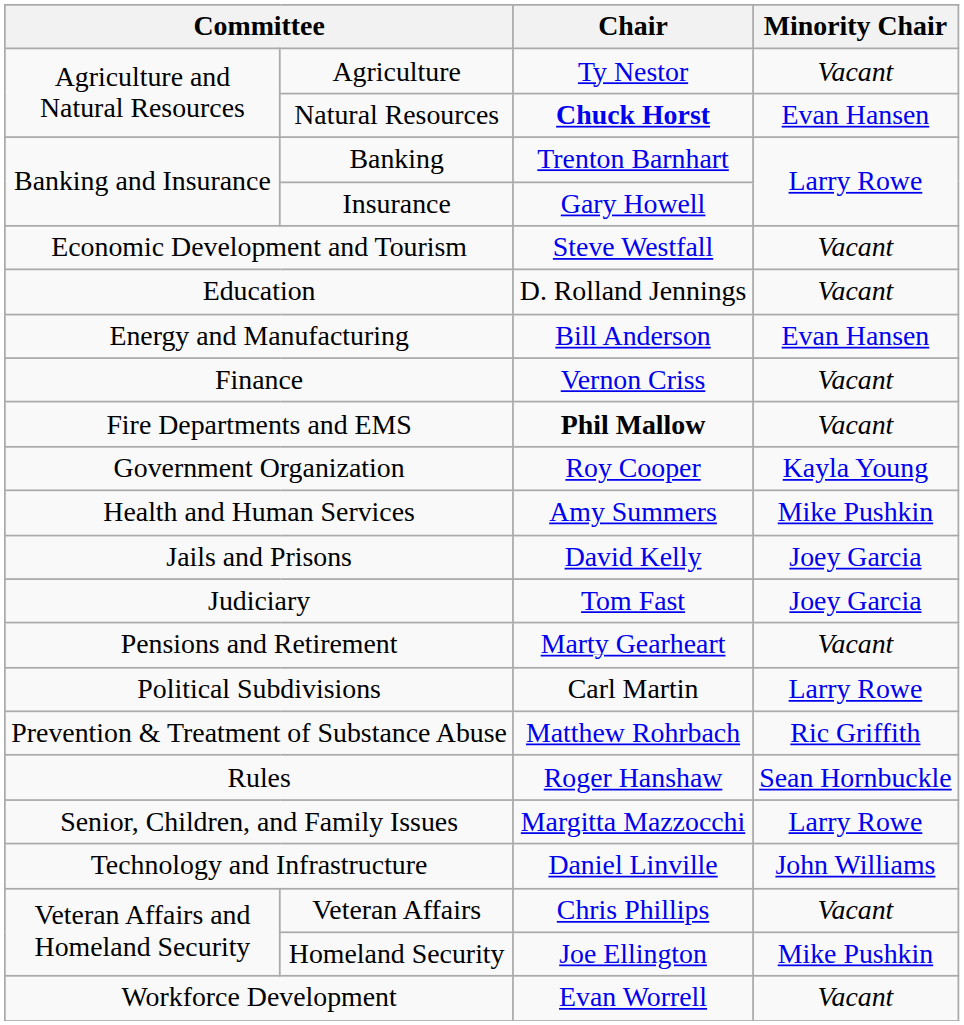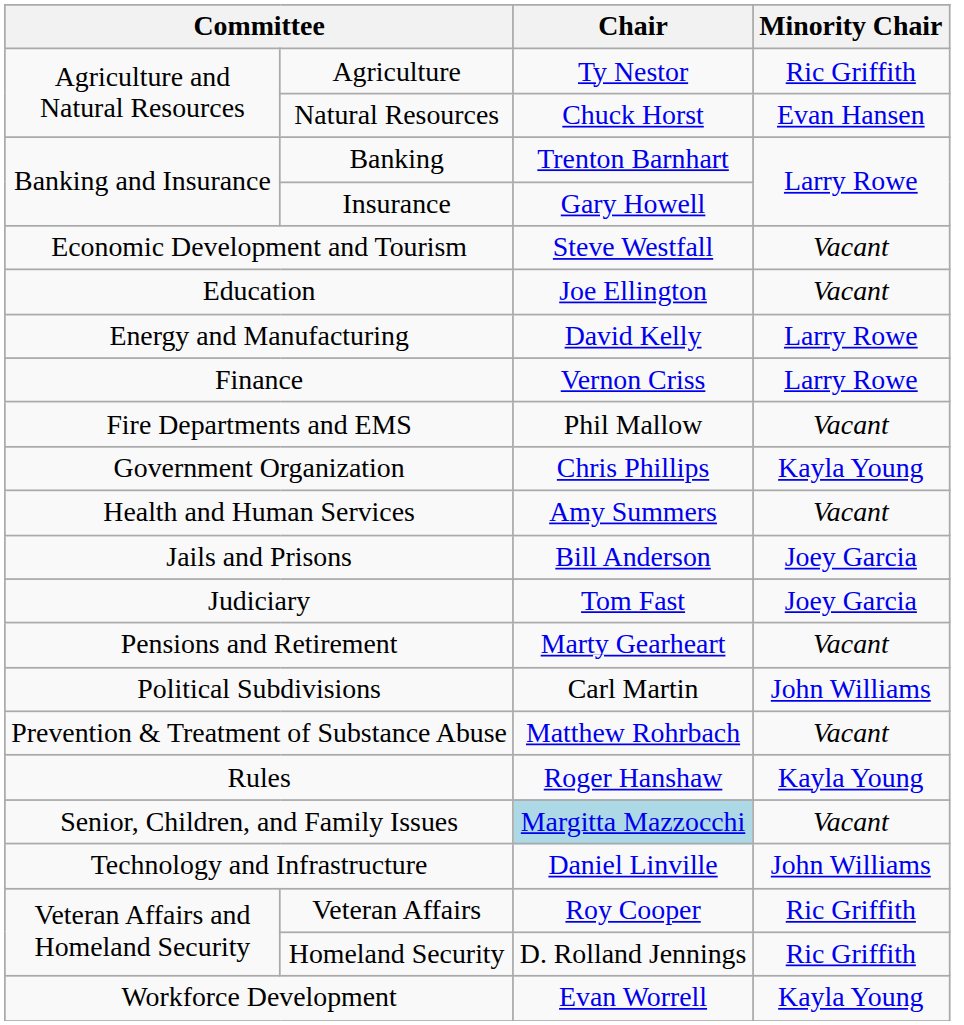(855, 70) Vacant -> (851, 70) Ric Griffith
(633, 114) bold -> (633, 114) normal
(633, 291) D. Rolland Jennings -> (633, 291) Joe Ellington
(633, 335) Bill Anderson -> (633, 335) David Kelly
(855, 335) Evan Hansen -> (851, 335) Larry Rowe
(855, 379) Vacant -> (851, 379) Larry Rowe
(633, 423) bold -> (633, 423) normal
(633, 468) Roy Cooper -> (633, 468) Chris Phillips
(855, 512) Mike Pushkin -> (851, 512) Vacant
(633, 556) David Kelly -> (633, 556) Bill Anderson
(855, 688) Larry Rowe -> (851, 688) John Williams
(855, 733) Ric Griffith -> (851, 733) Vacant
(855, 777) Sean Hornbuckle -> (851, 777) Kayla Young
(633, 821) no background -> (633, 821) lightblue background
(855, 821) Larry Rowe -> (851, 821) Vacant
(633, 909) Chris Phillips -> (633, 909) Roy Cooper
(855, 909) Vacant -> (851, 909) Ric Griffith
(633, 953) Joe Ellington -> (633, 953) D. Rolland Jennings
(855, 953) Mike Pushkin -> (851, 953) Ric Griffith
(855, 997) Vacant -> (851, 997) Kayla Young
